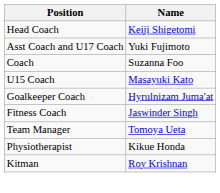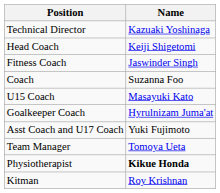+ row: (46, 29)
rows swapped: (65, 46) <-> (37, 113)
(157, 146) normal -> (159, 163) bold
